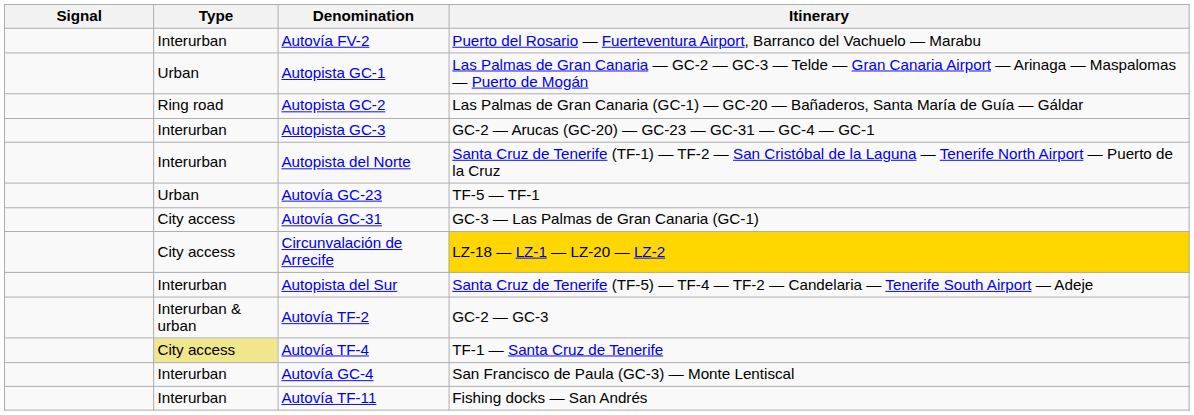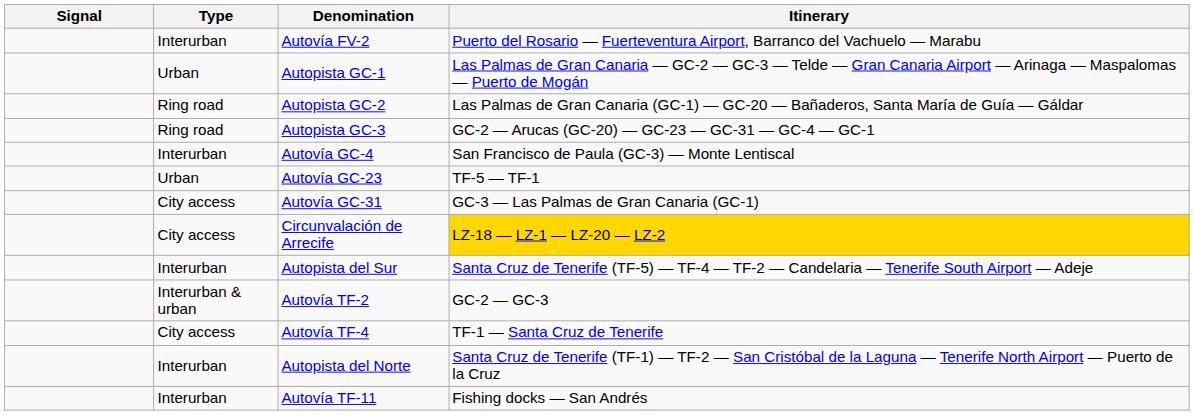(192, 130) Interurban -> (190, 130) Ring road
rows swapped: (328, 374) <-> (346, 162)
(196, 350) khaki background -> (196, 333) no background
